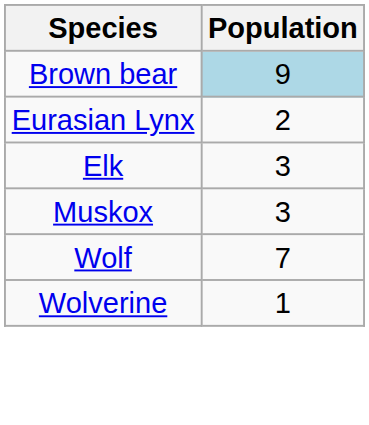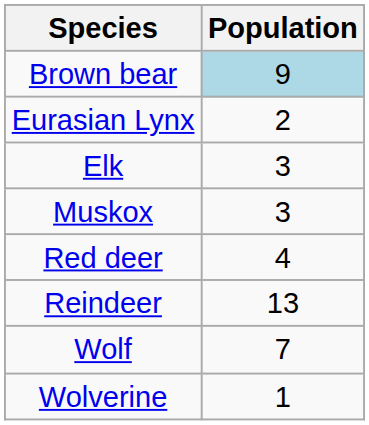+ row: (103, 258)
+ row: (103, 304)
